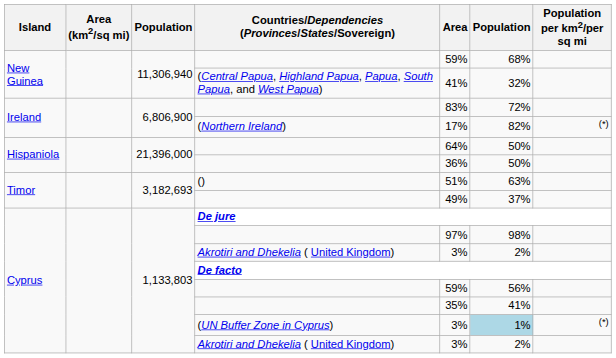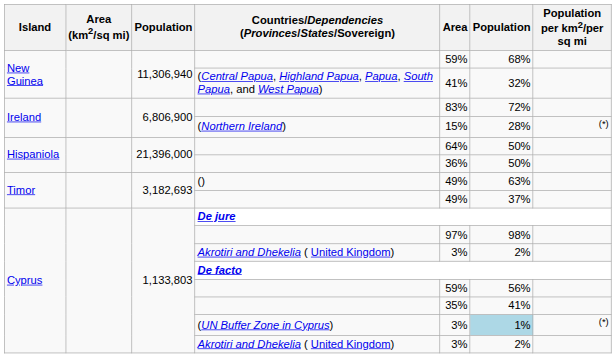(456, 126) 17% -> (456, 126) 15%
(519, 126) 82% -> (519, 126) 28%
(456, 181) 51% -> (456, 181) 49%
